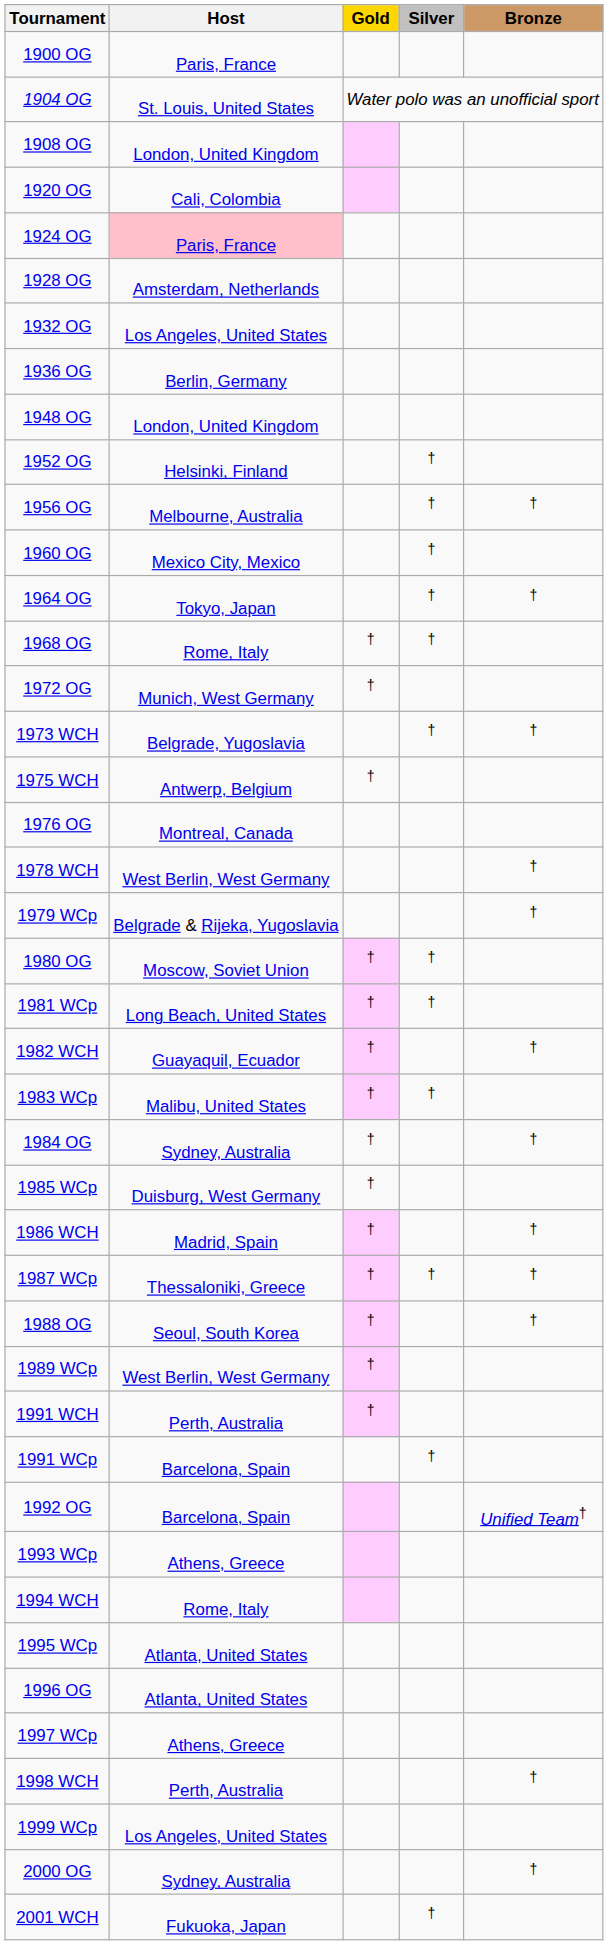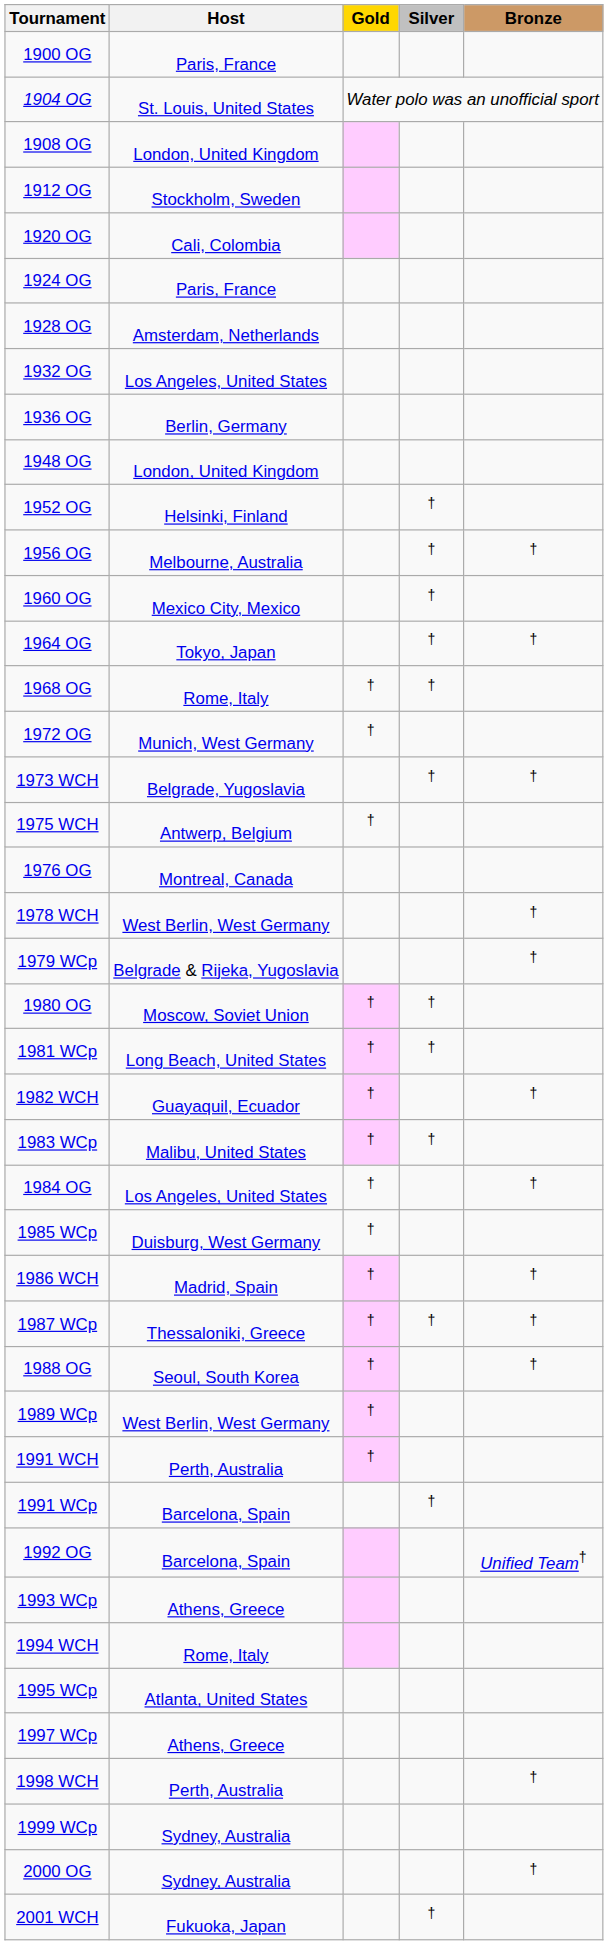+ row: (57, 190)
(226, 245) pink background -> (226, 290) no background
(226, 1152) Sydney, Australia -> (226, 1197) Los Angeles, United States
- row: (57, 1691)
(226, 1836) Los Angeles, United States -> (226, 1836) Sydney, Australia
